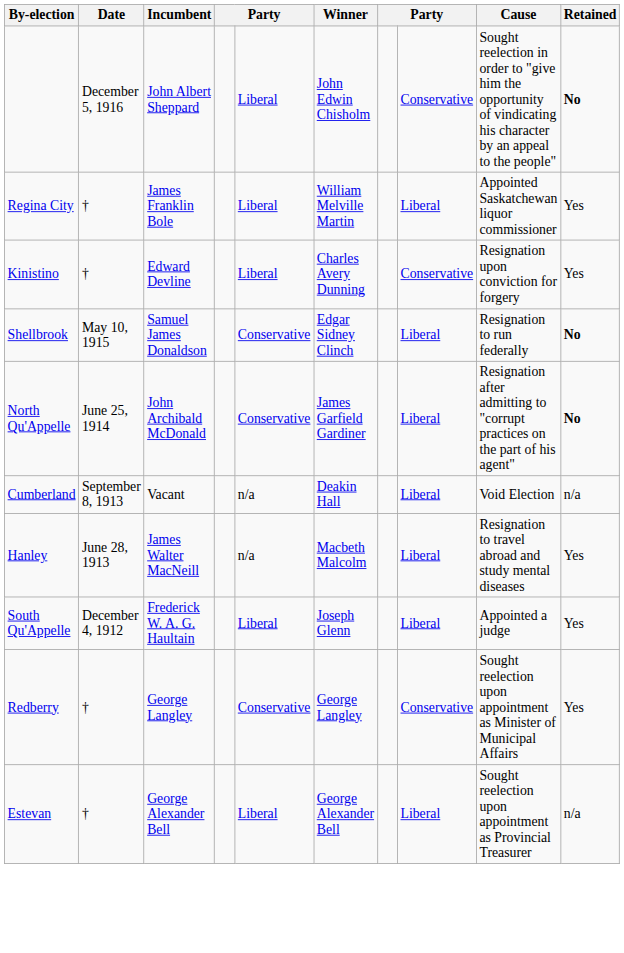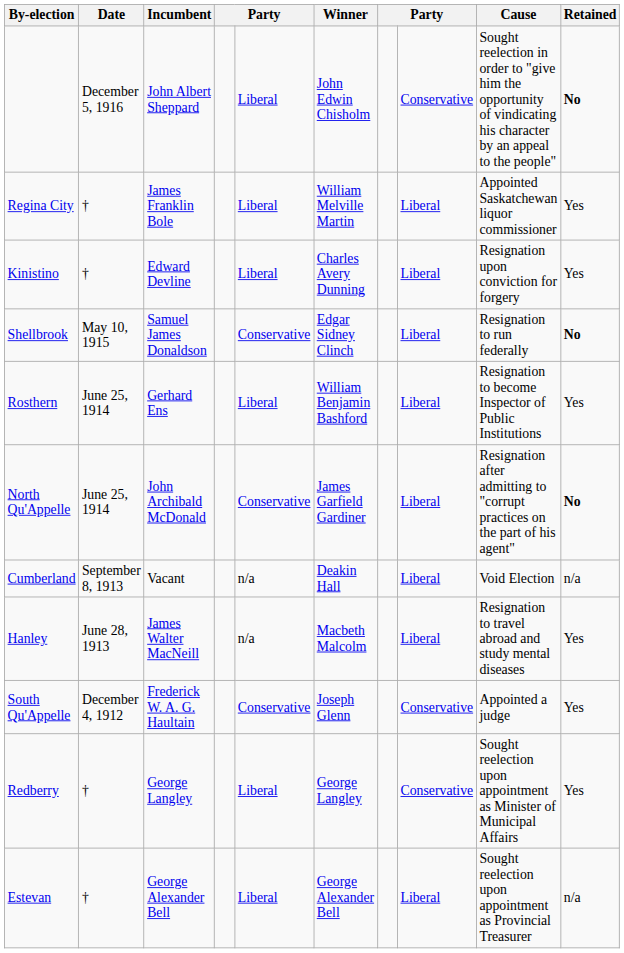(437, 274) Conservative -> (420, 274) Liberal
+ row: (32, 403)
(258, 623) Liberal -> (274, 707) Conservative
(420, 623) Liberal -> (437, 707) Conservative
(274, 707) Conservative -> (258, 790) Liberal
